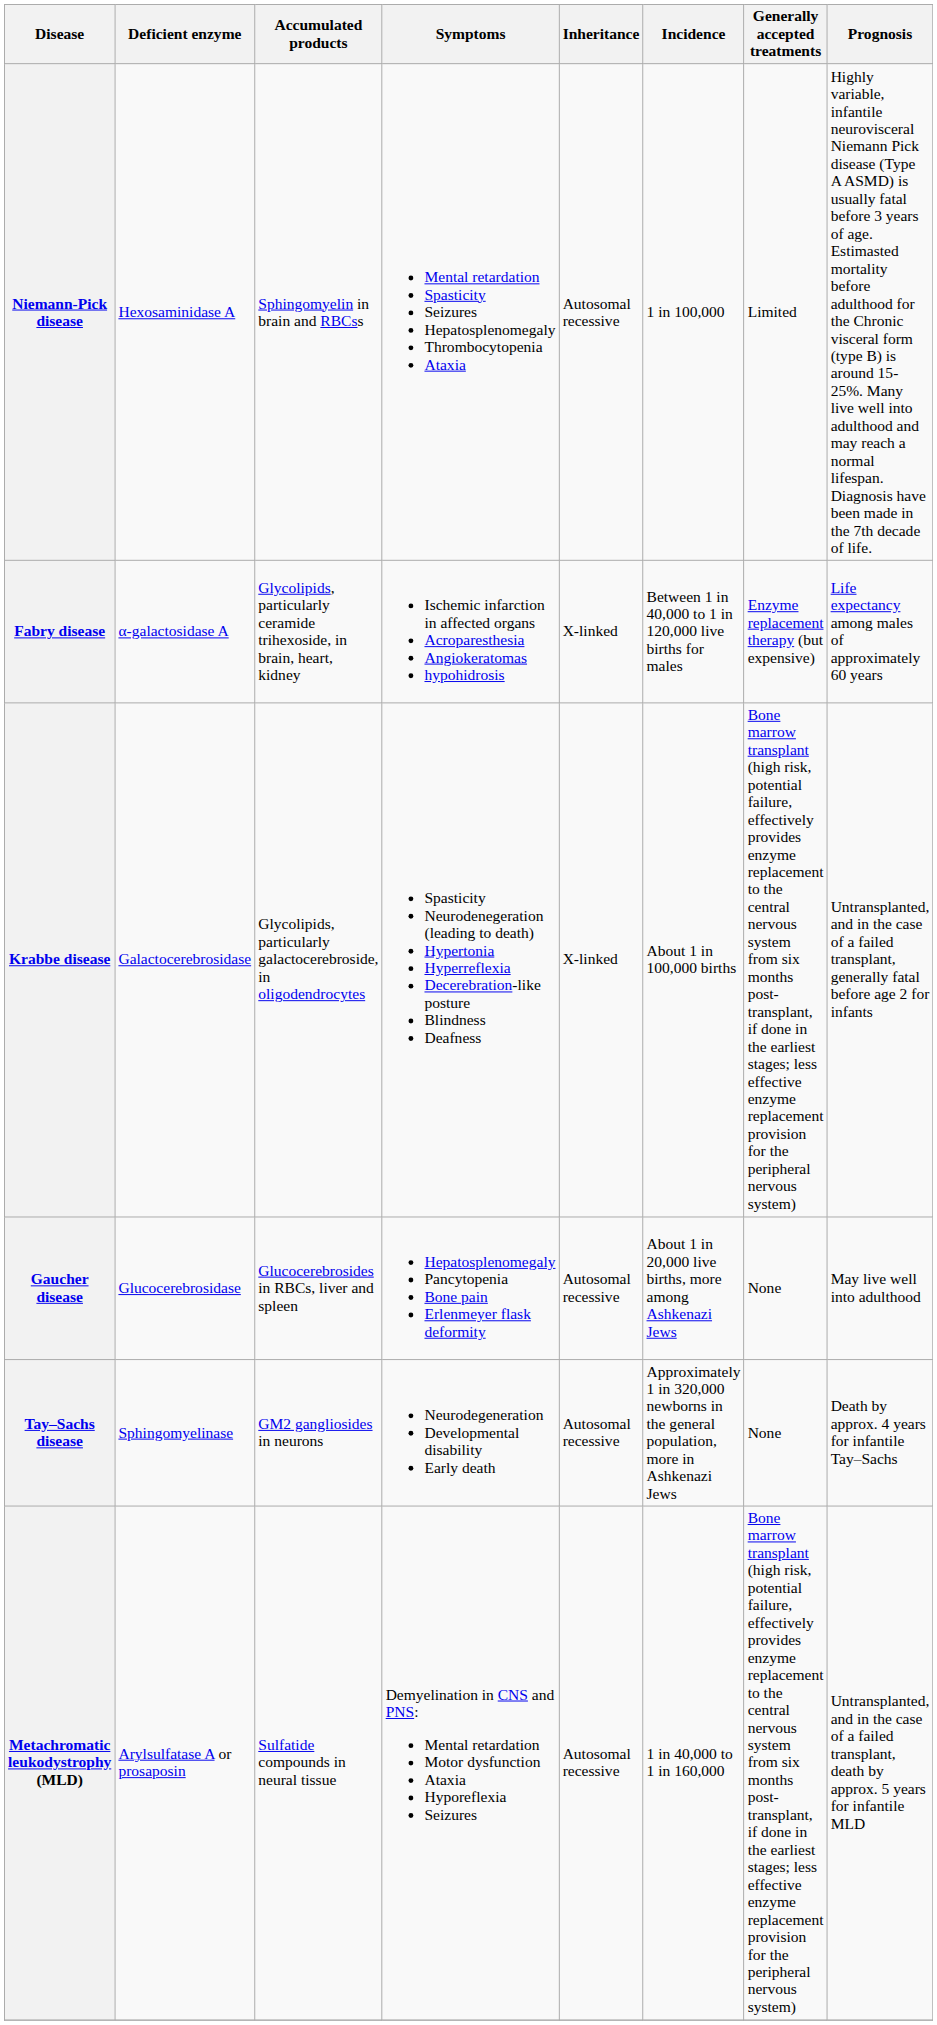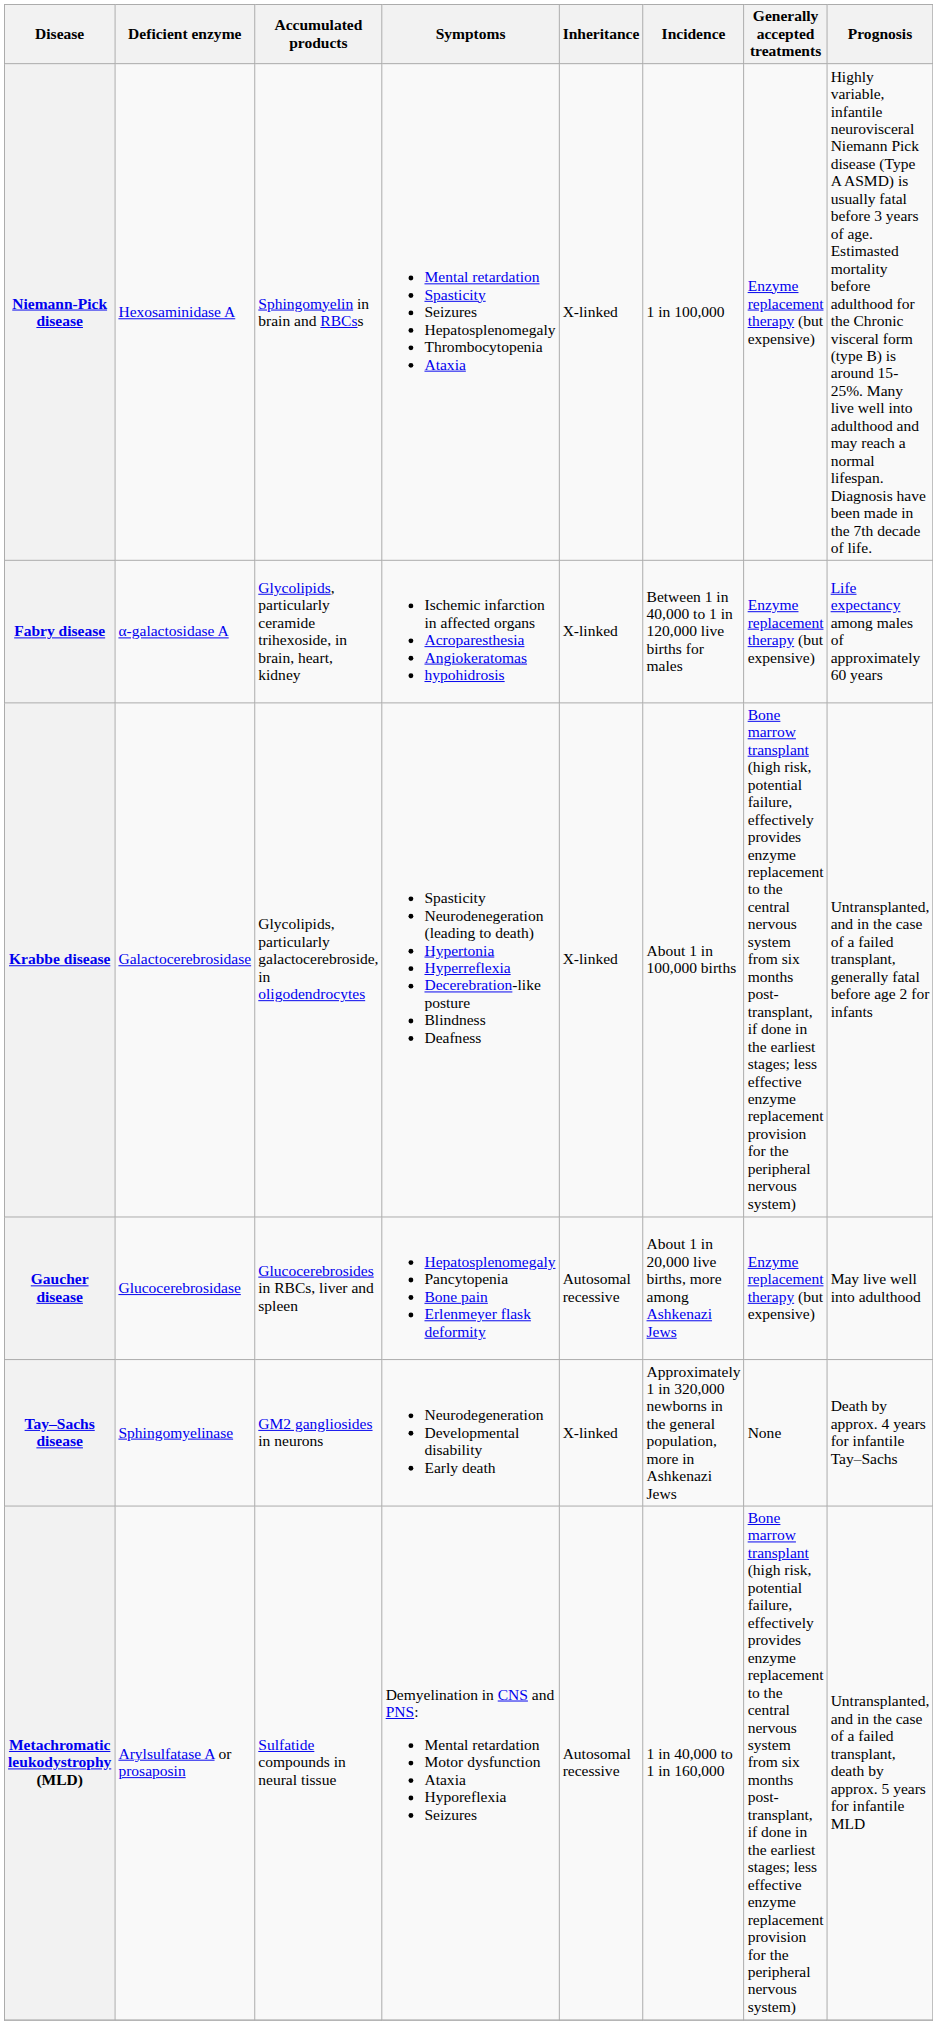(597, 312) Autosomal recessive -> (590, 312) X-linked
(772, 312) Limited -> (786, 312) Enzyme replacement therapy (but expensive)
(764, 1287) None -> (786, 1287) Enzyme replacement therapy (but expensive)
(597, 1432) Autosomal recessive -> (590, 1432) X-linked
